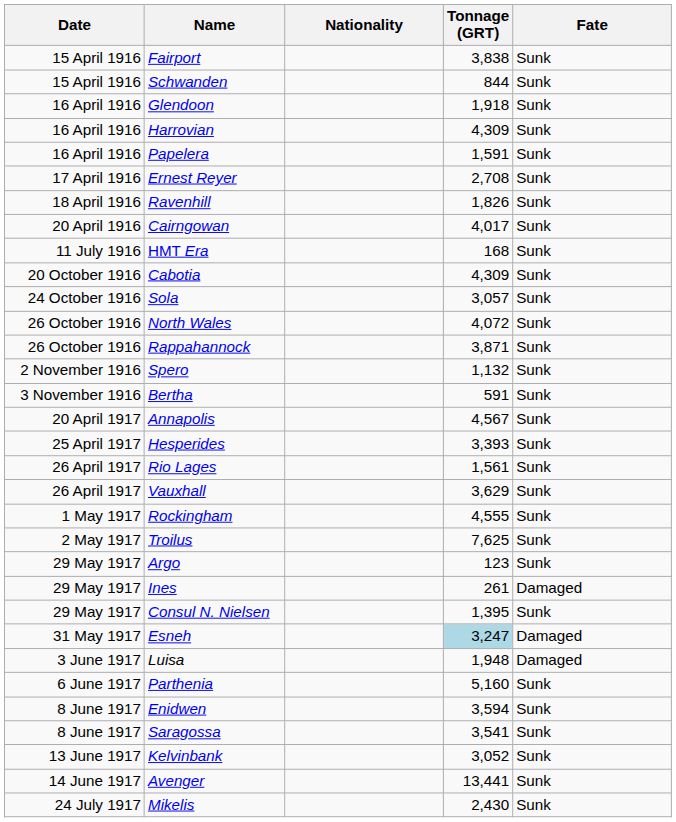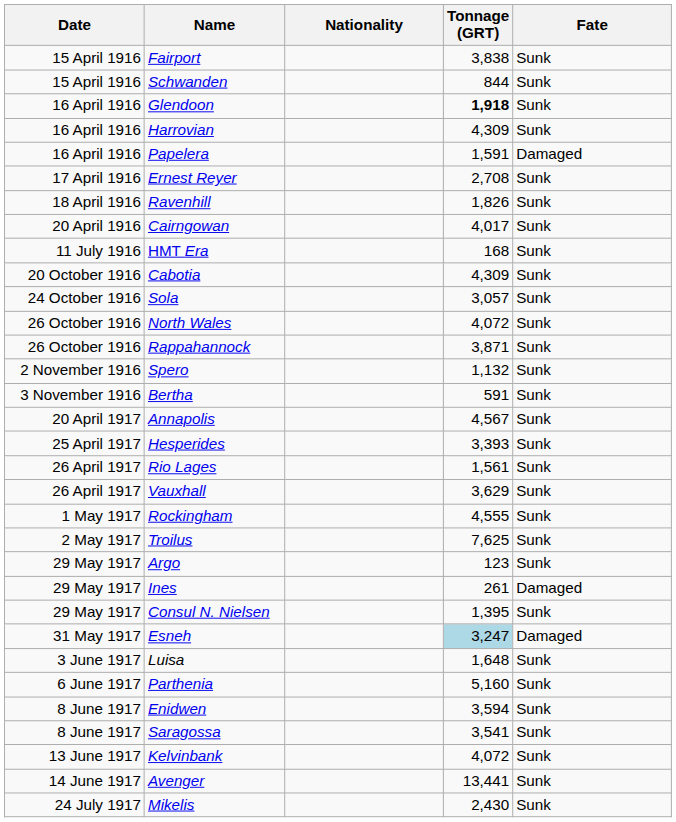(490, 105) normal -> (490, 105) bold
(534, 154) Sunk -> (549, 154) Damaged
(490, 660) 1,948 -> (490, 660) 1,648
(549, 660) Damaged -> (534, 660) Sunk
(490, 756) 3,052 -> (490, 756) 4,072
